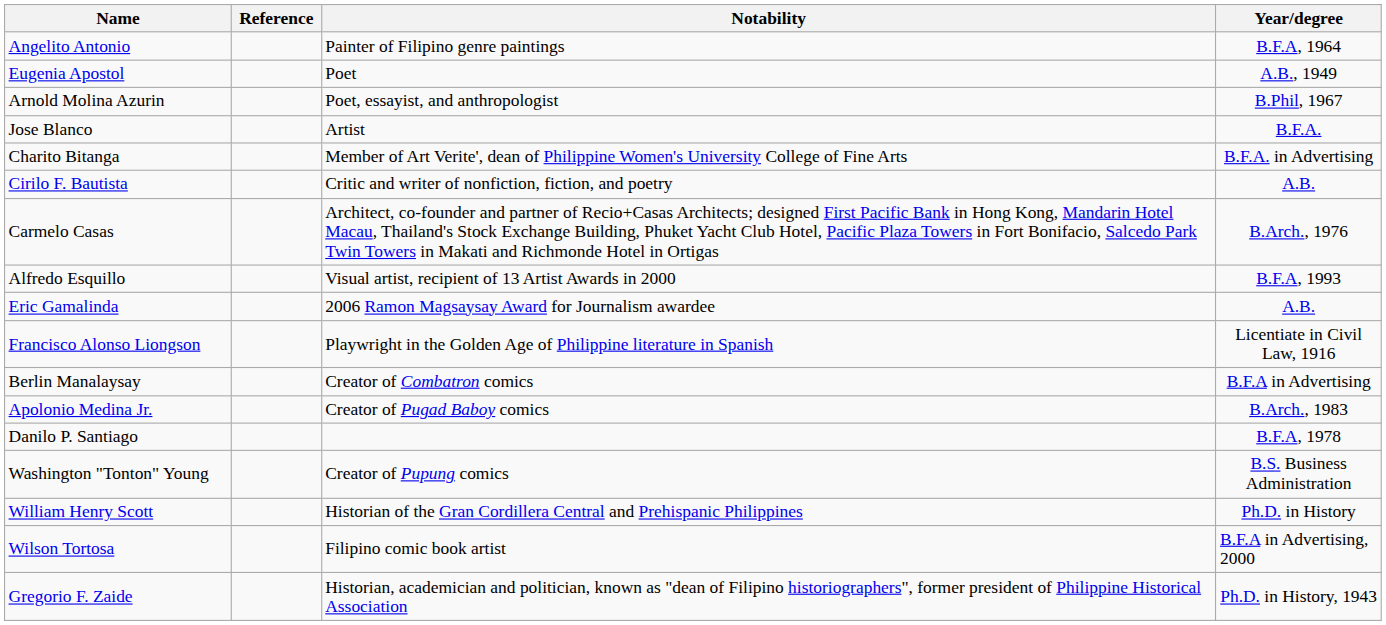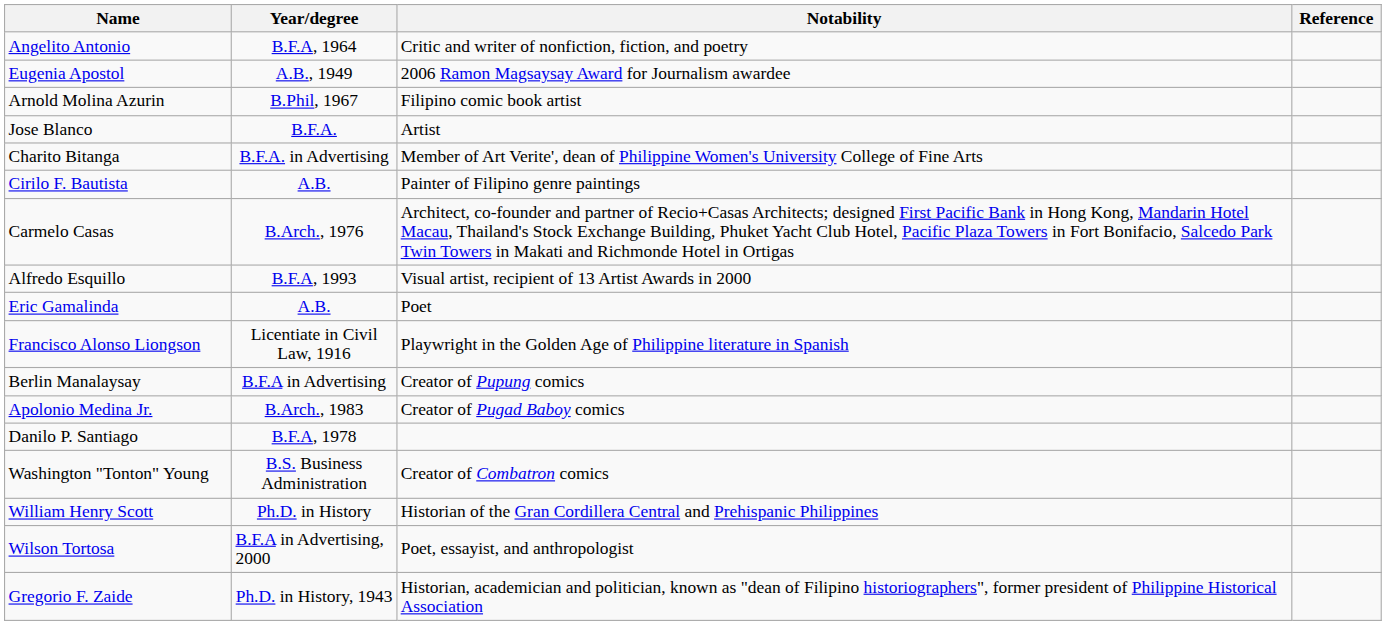columns swapped: (1299, 18) <-> (276, 18)
(445, 45) Painter of Filipino genre paintings -> (574, 45) Critic and writer of nonfiction, fiction, and poetry
(341, 73) Poet -> (596, 73) 2006 Ramon Magsaysay Award for Journalism awardee
(442, 101) Poet, essayist, and anthropologist -> (491, 101) Filipino comic book artist
(499, 184) Critic and writer of nonfiction, fiction, and poetry -> (520, 184) Painter of Filipino genre paintings
(520, 306) 2006 Ramon Magsaysay Award for Journalism awardee -> (416, 306) Poet
(429, 381) Creator of Combatron comics -> (492, 381) Creator of Pupung comics
(417, 474) Creator of Pupung comics -> (505, 474) Creator of Combatron comics
(416, 549) Filipino comic book artist -> (517, 549) Poet, essayist, and anthropologist
